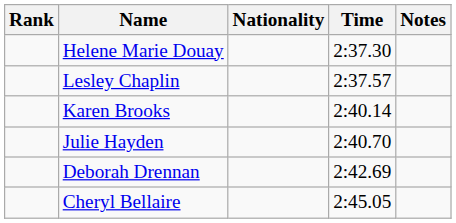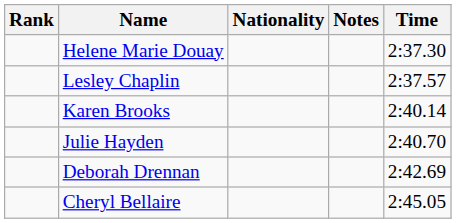columns swapped: (362, 19) <-> (423, 19)
